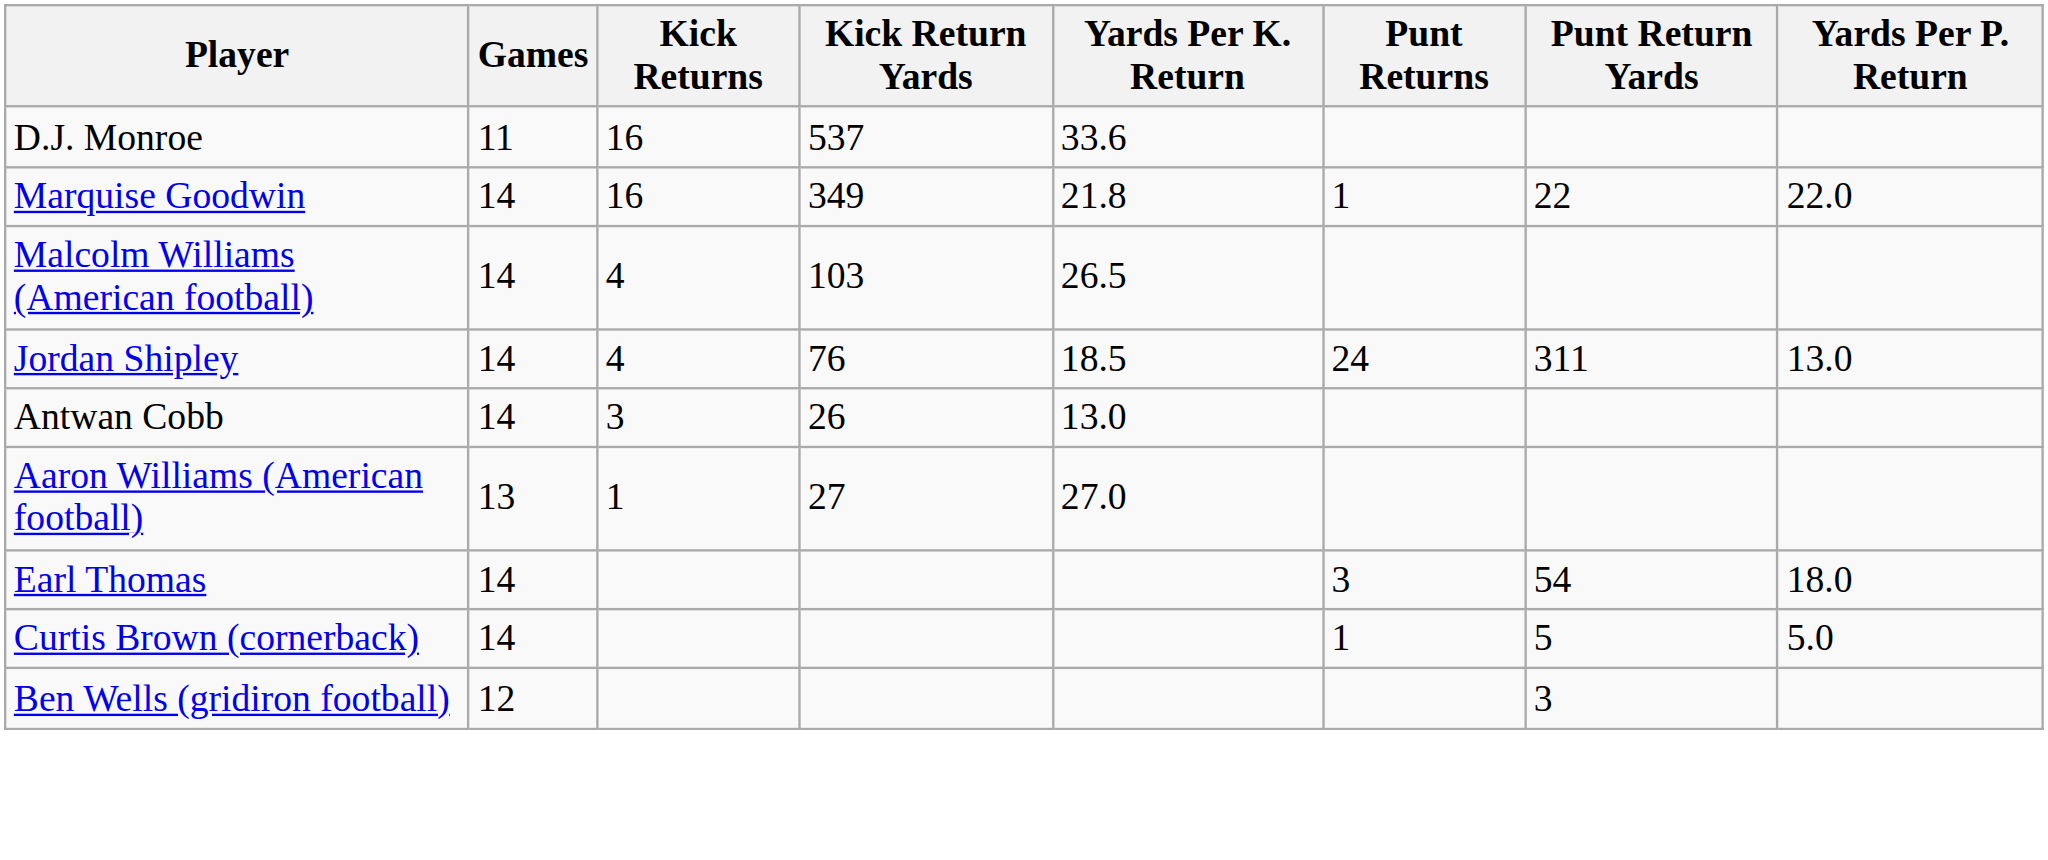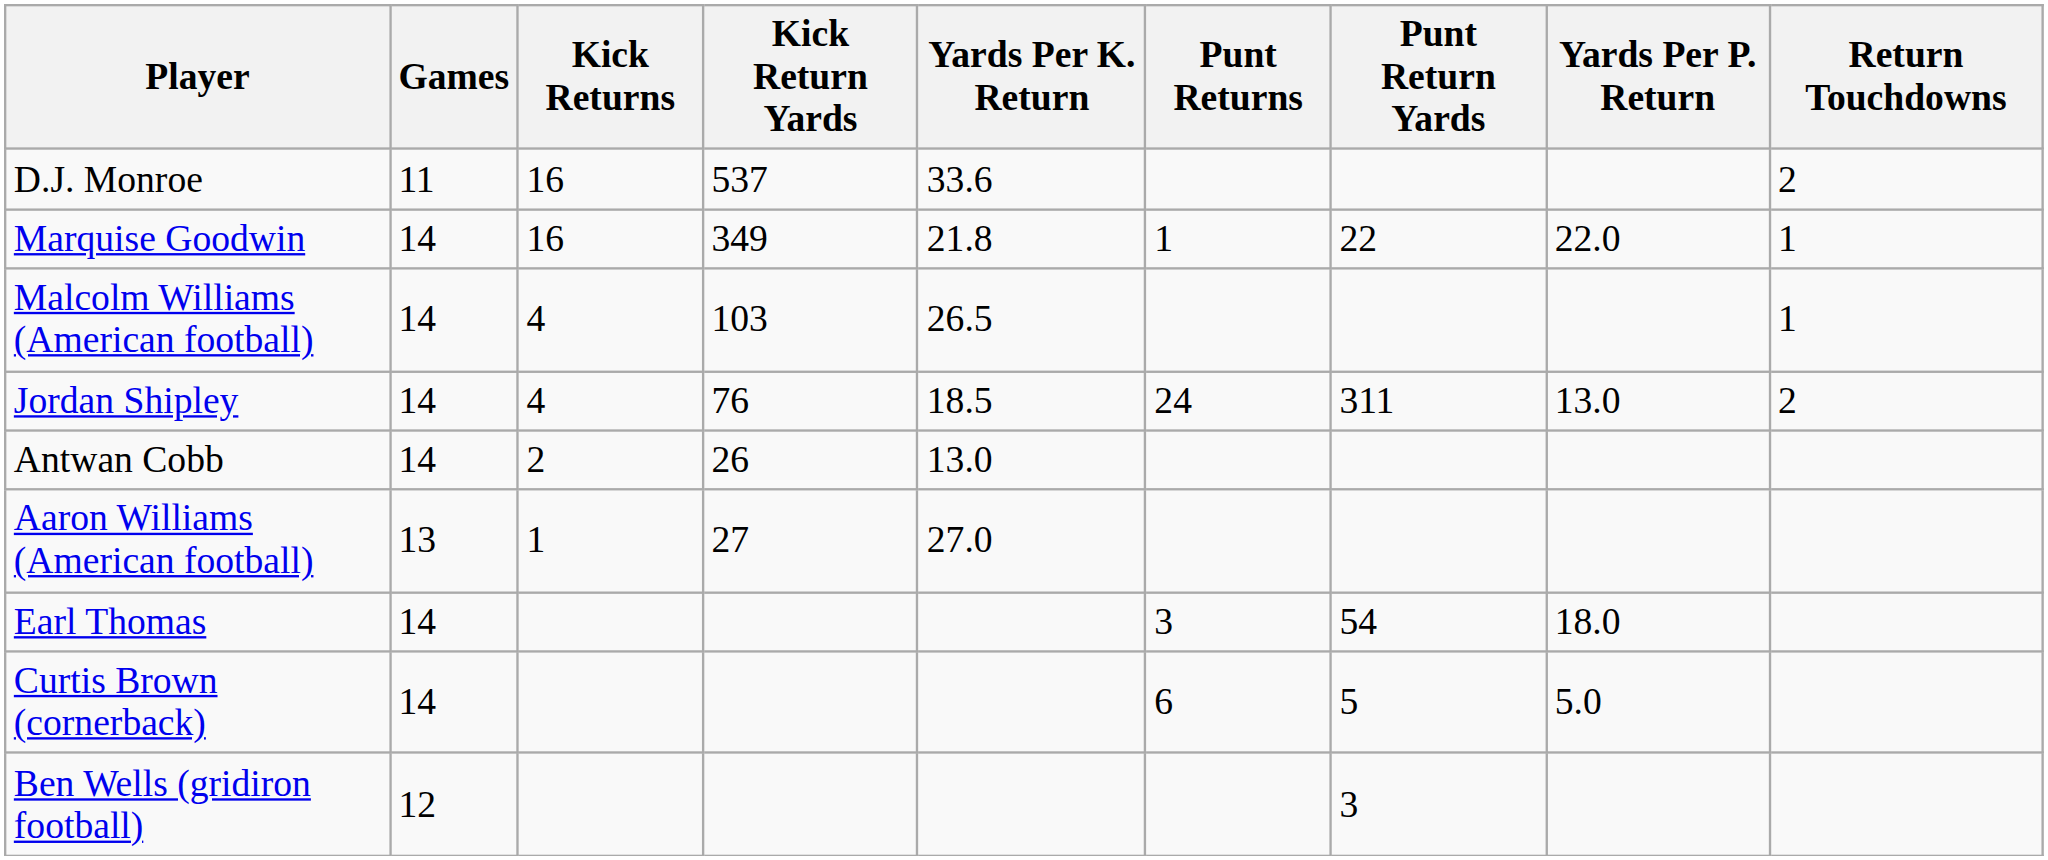+ column: (1906, 76)
(615, 417) 3 -> (536, 459) 2
(1341, 638) 1 -> (1164, 701) 6
